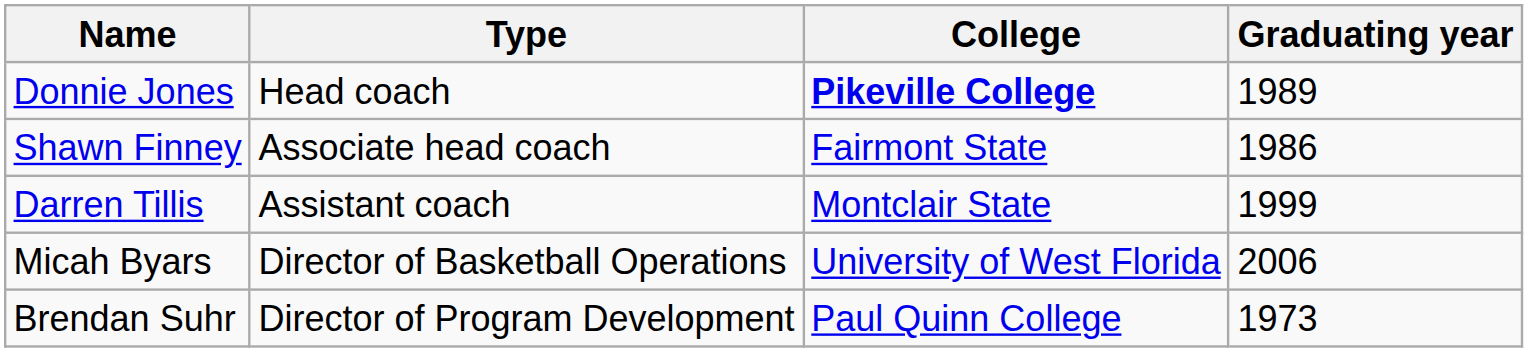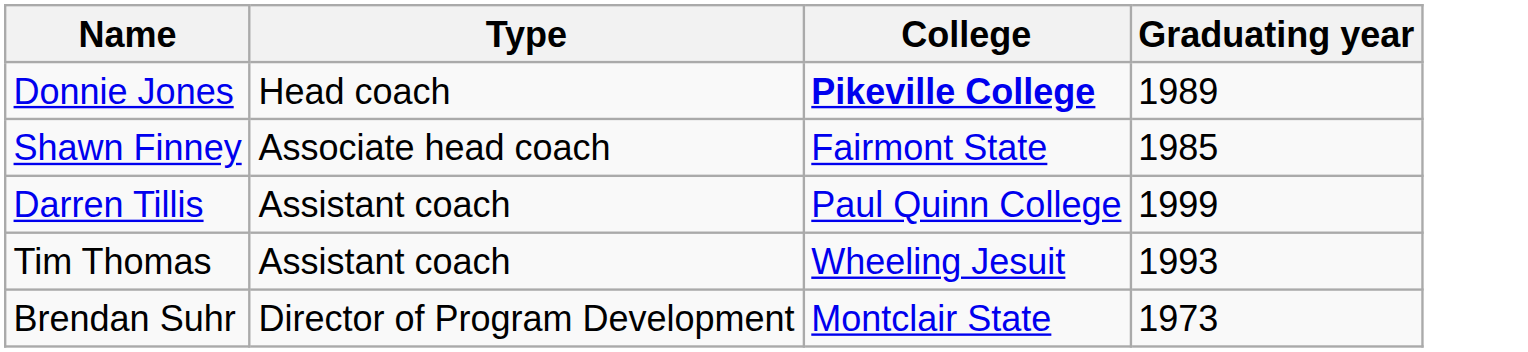(1277, 148) 1986 -> (1178, 148) 1985
(931, 205) Montclair State -> (966, 205) Paul Quinn College
+ row: (113, 262)
- row: (113, 262)
(966, 319) Paul Quinn College -> (931, 319) Montclair State
